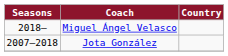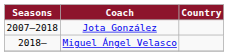rows swapped: (120, 43) <-> (120, 28)
